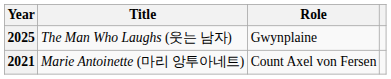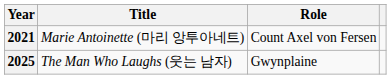rows swapped: (21, 62) <-> (21, 38)
